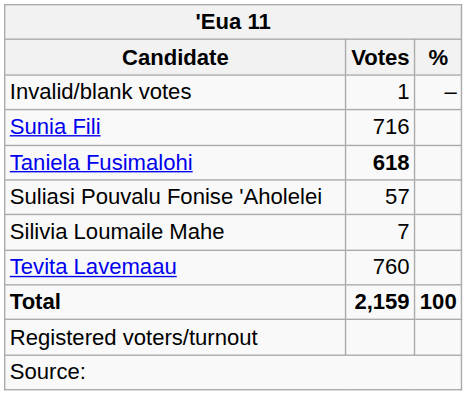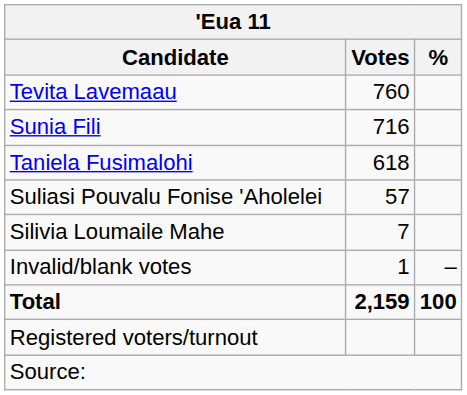rows swapped: (93, 267) <-> (101, 92)
(391, 162) bold -> (391, 162) normal
